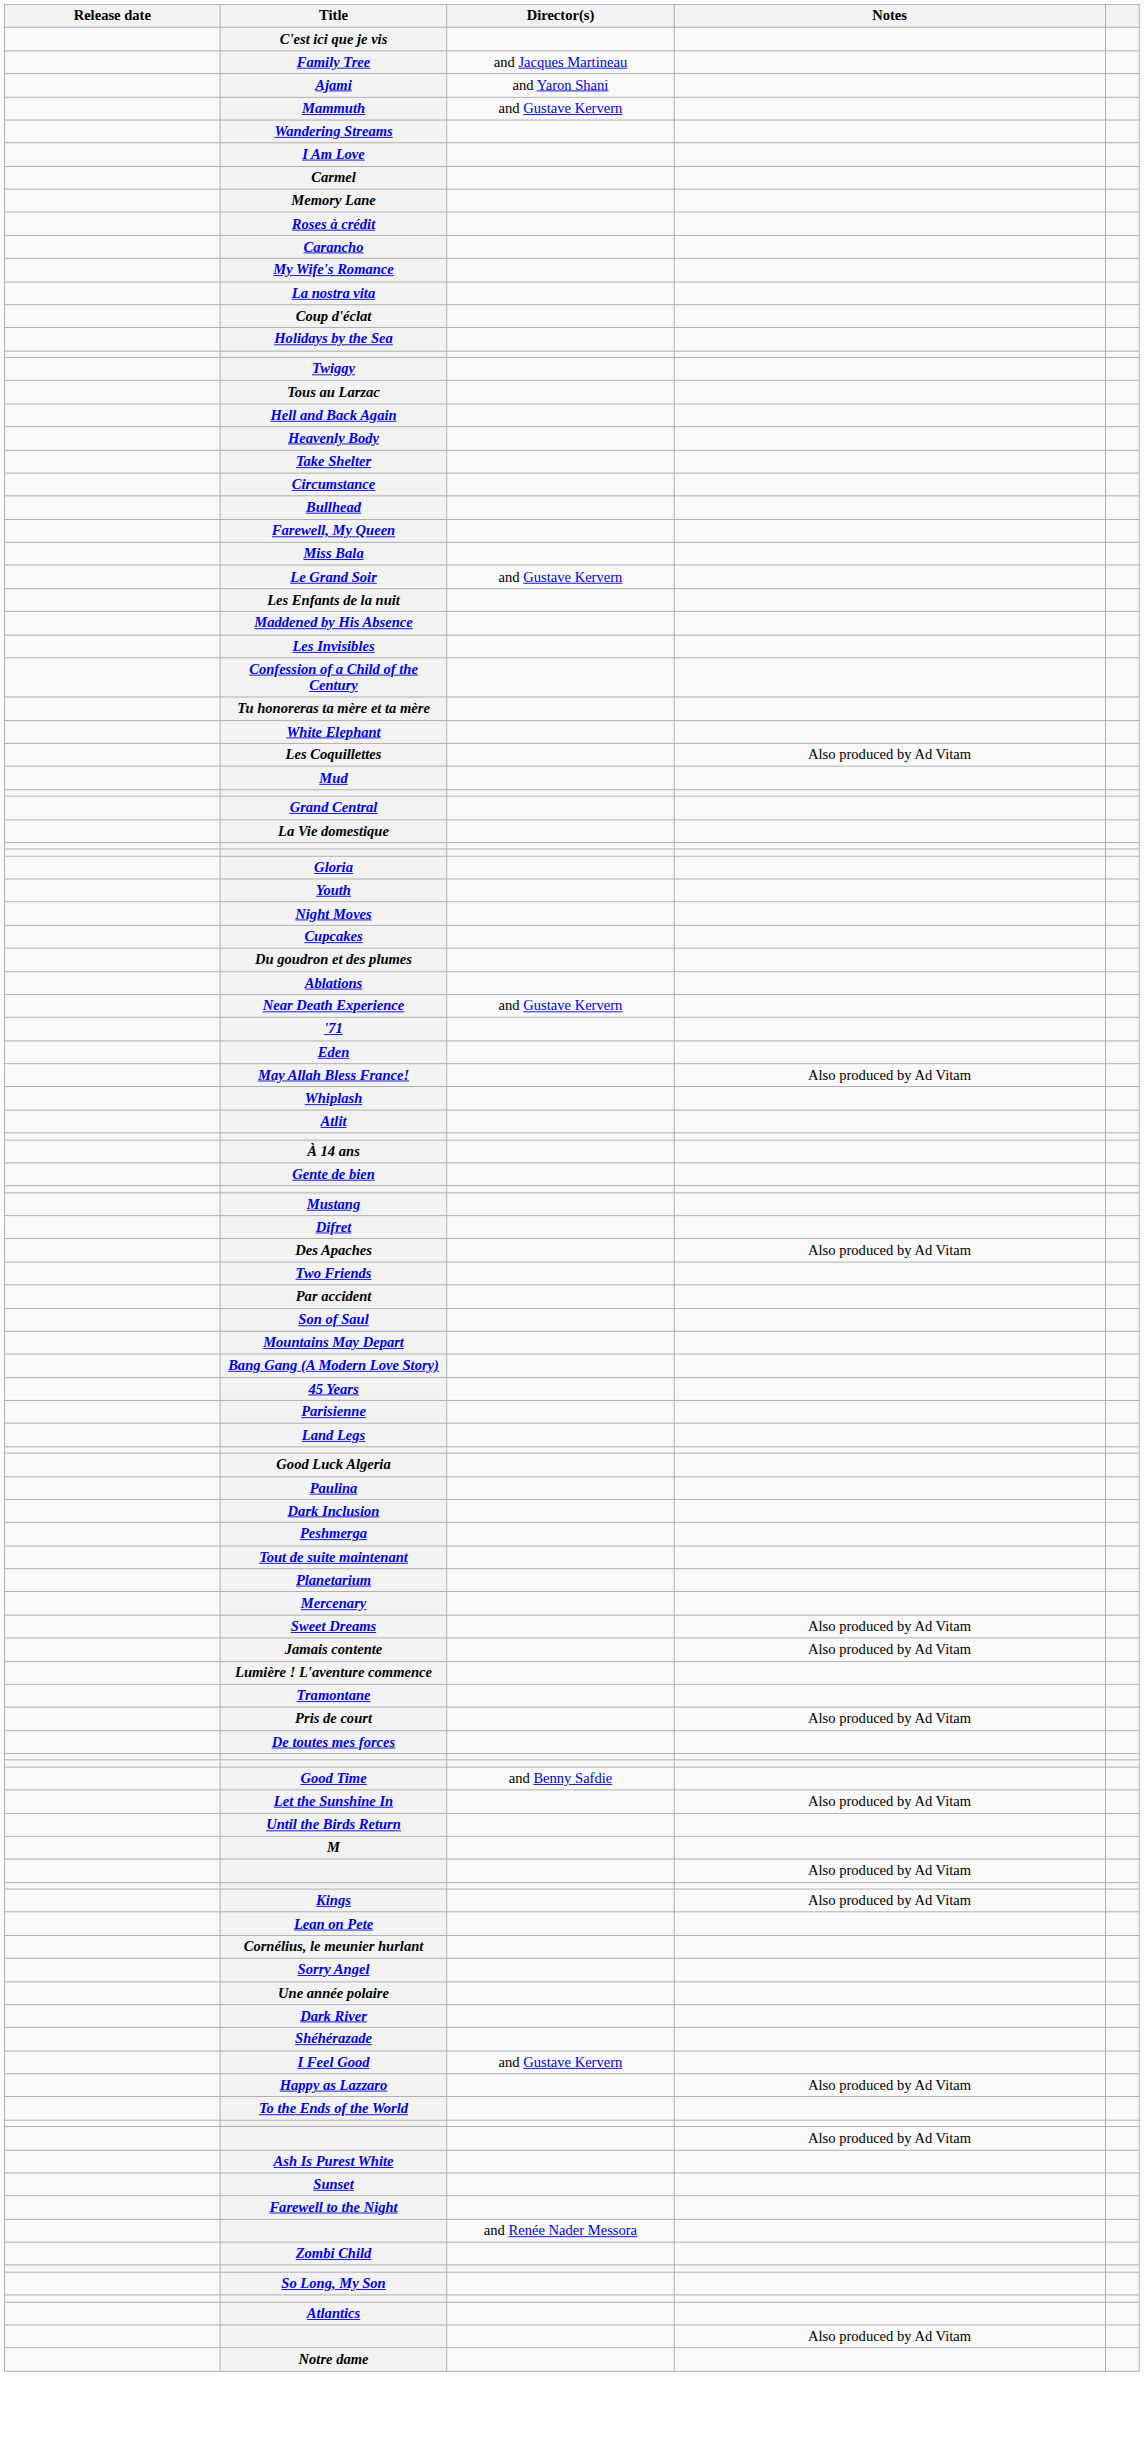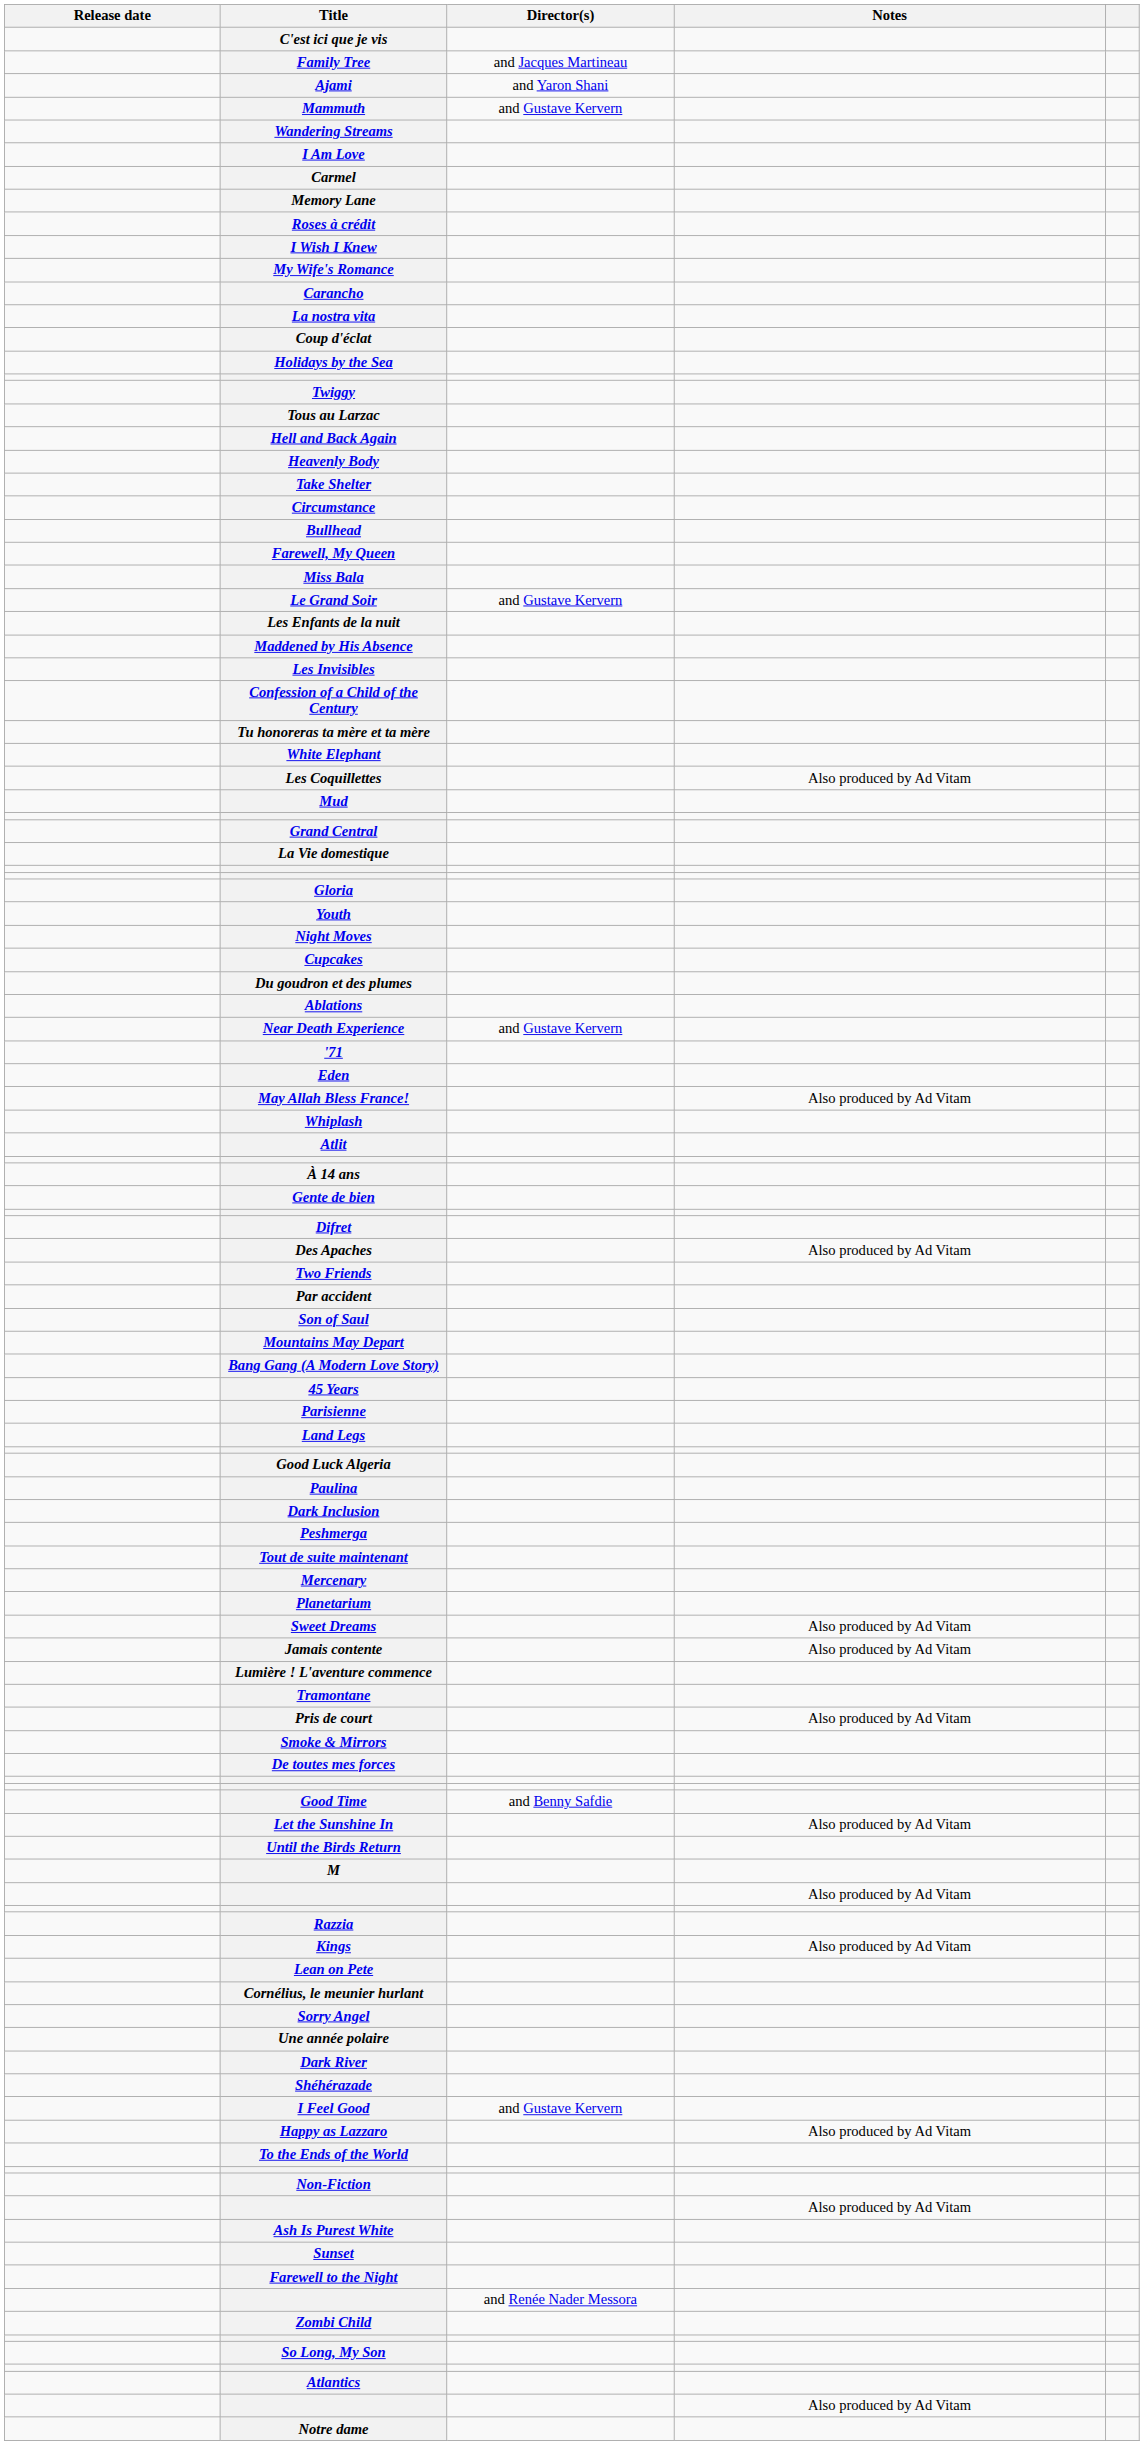+ row: (334, 246)
rows swapped: (334, 246) <-> (334, 270)
- row: (334, 1204)
rows swapped: (334, 1603) <-> (334, 1580)
+ row: (334, 1741)
+ row: (334, 1923)
+ row: (334, 2184)
